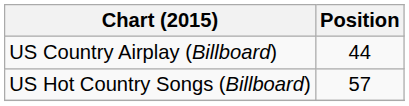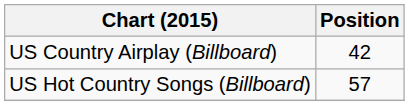(360, 52) 44 -> (360, 52) 42
